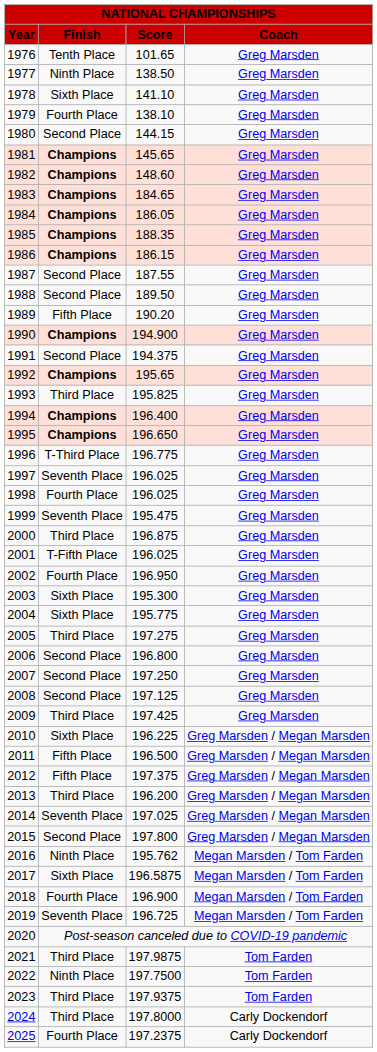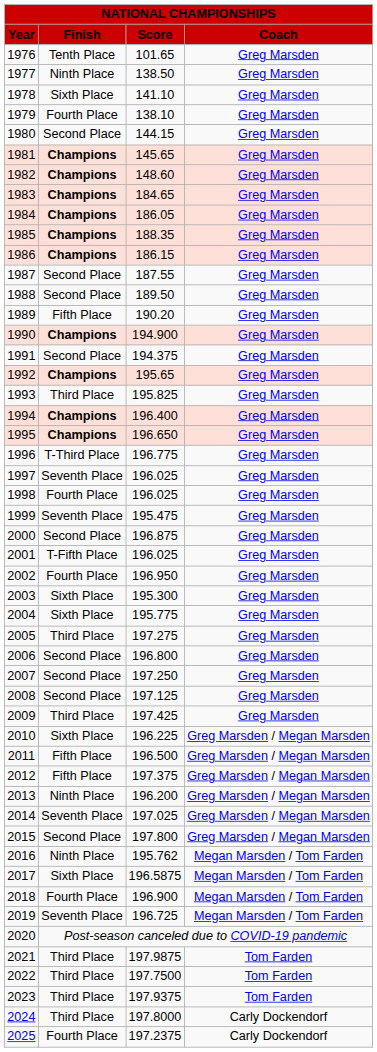(82, 535) Third Place -> (82, 535) Second Place
(82, 796) Third Place -> (82, 796) Ninth Place
(82, 976) Ninth Place -> (82, 976) Third Place
